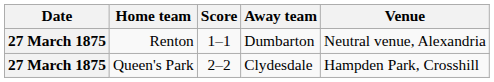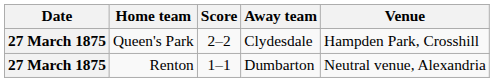rows swapped: (153, 65) <-> (172, 41)
